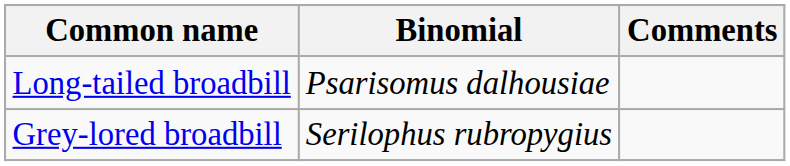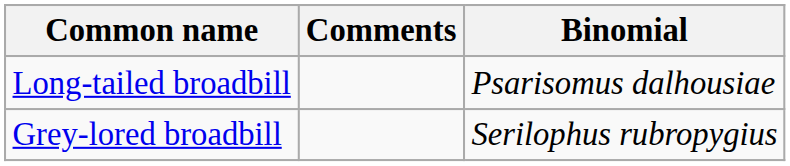columns swapped: (459, 30) <-> (702, 30)
